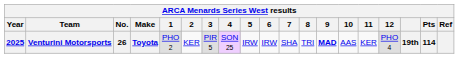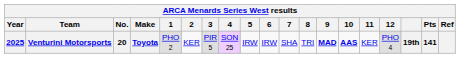(122, 42) 26 -> (122, 42) 20
(348, 42) normal -> (349, 42) bold
(429, 42) 114 -> (430, 42) 141
